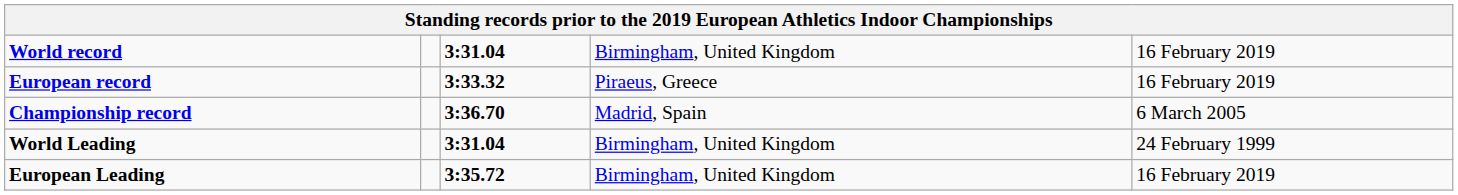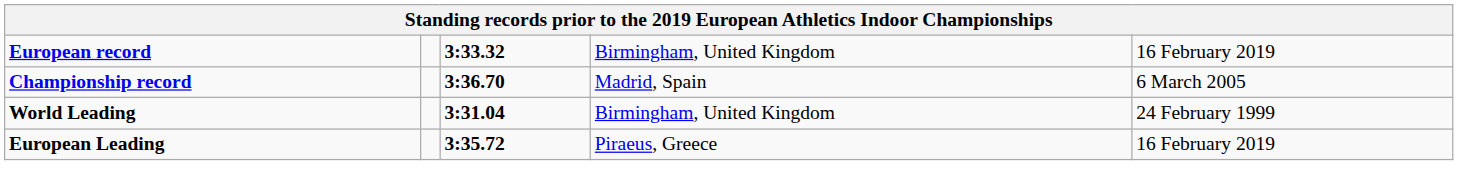- row: (66, 50)
(656, 81) Piraeus, Greece -> (715, 50) Birmingham, United Kingdom
(715, 174) Birmingham, United Kingdom -> (656, 143) Piraeus, Greece
